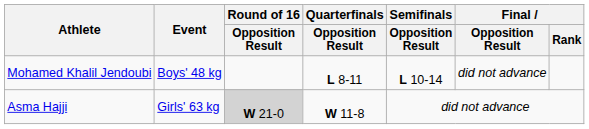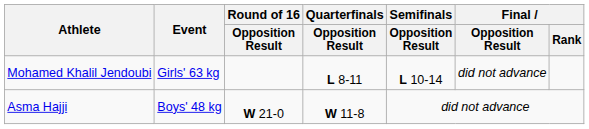(189, 73) Boys' 48 kg -> (188, 73) Girls' 63 kg
(188, 107) Girls' 63 kg -> (189, 107) Boys' 48 kg
(264, 114) lightgrey background -> (264, 114) no background
